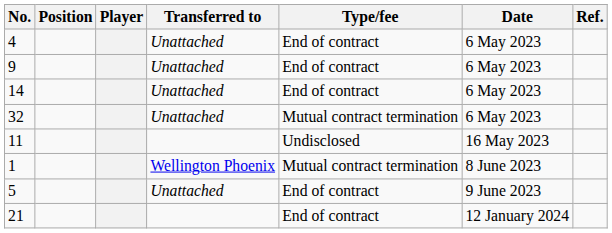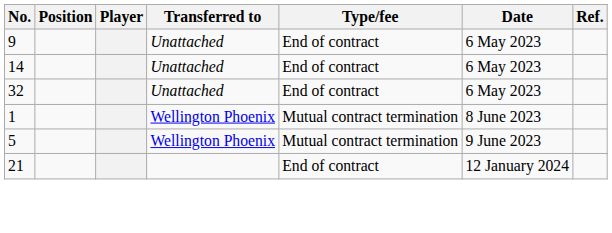- row: (12, 41)
(370, 116) Mutual contract termination -> (331, 91) End of contract
- row: (16, 141)
(187, 191) Unattached -> (213, 141) Wellington Phoenix
(331, 191) End of contract -> (370, 141) Mutual contract termination
